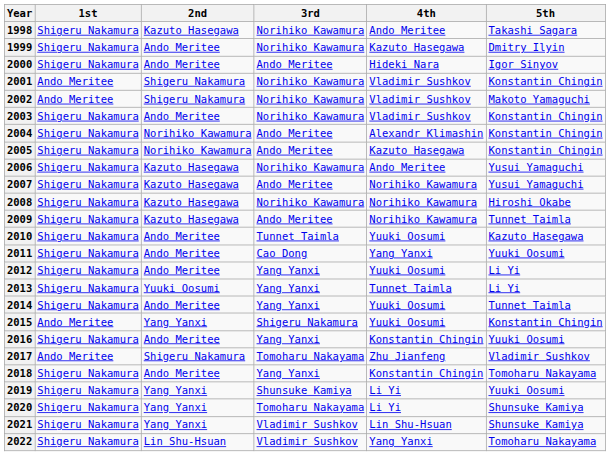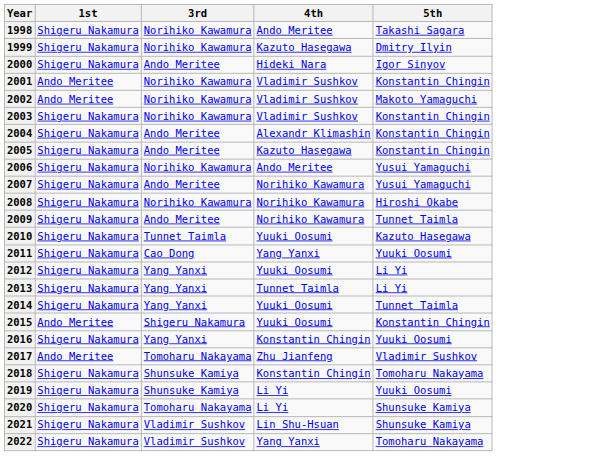- column: (198, 13)
(288, 373) Yang Yanxi -> (191, 373) Shunsuke Kamiya
